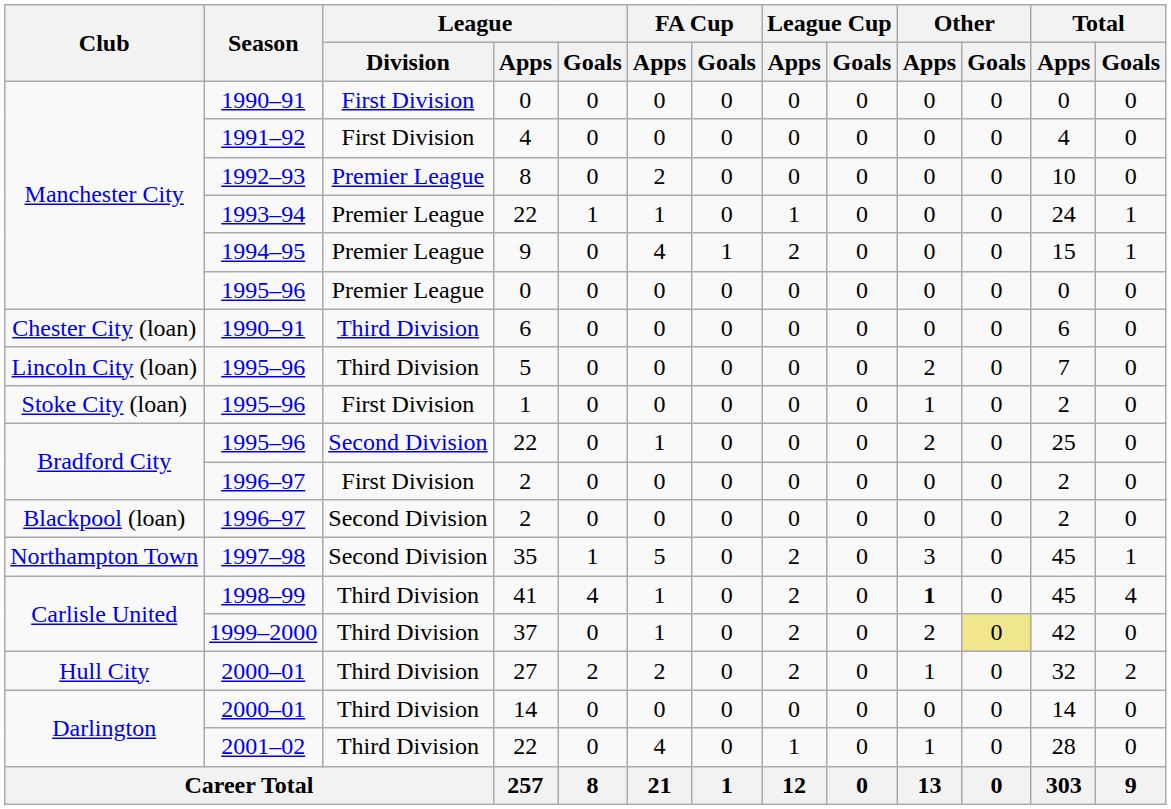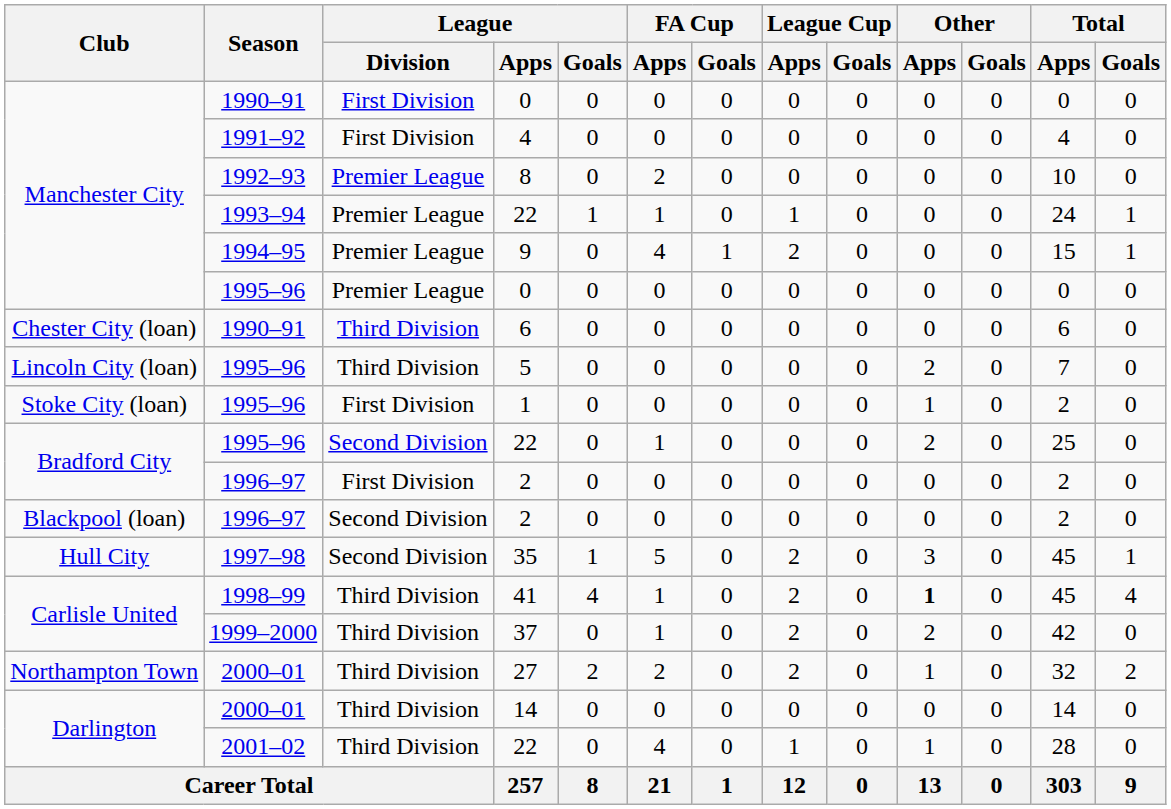(104, 556) Northampton Town -> (104, 556) Hull City
(997, 632) khaki background -> (997, 632) no background
(104, 670) Hull City -> (104, 670) Northampton Town
